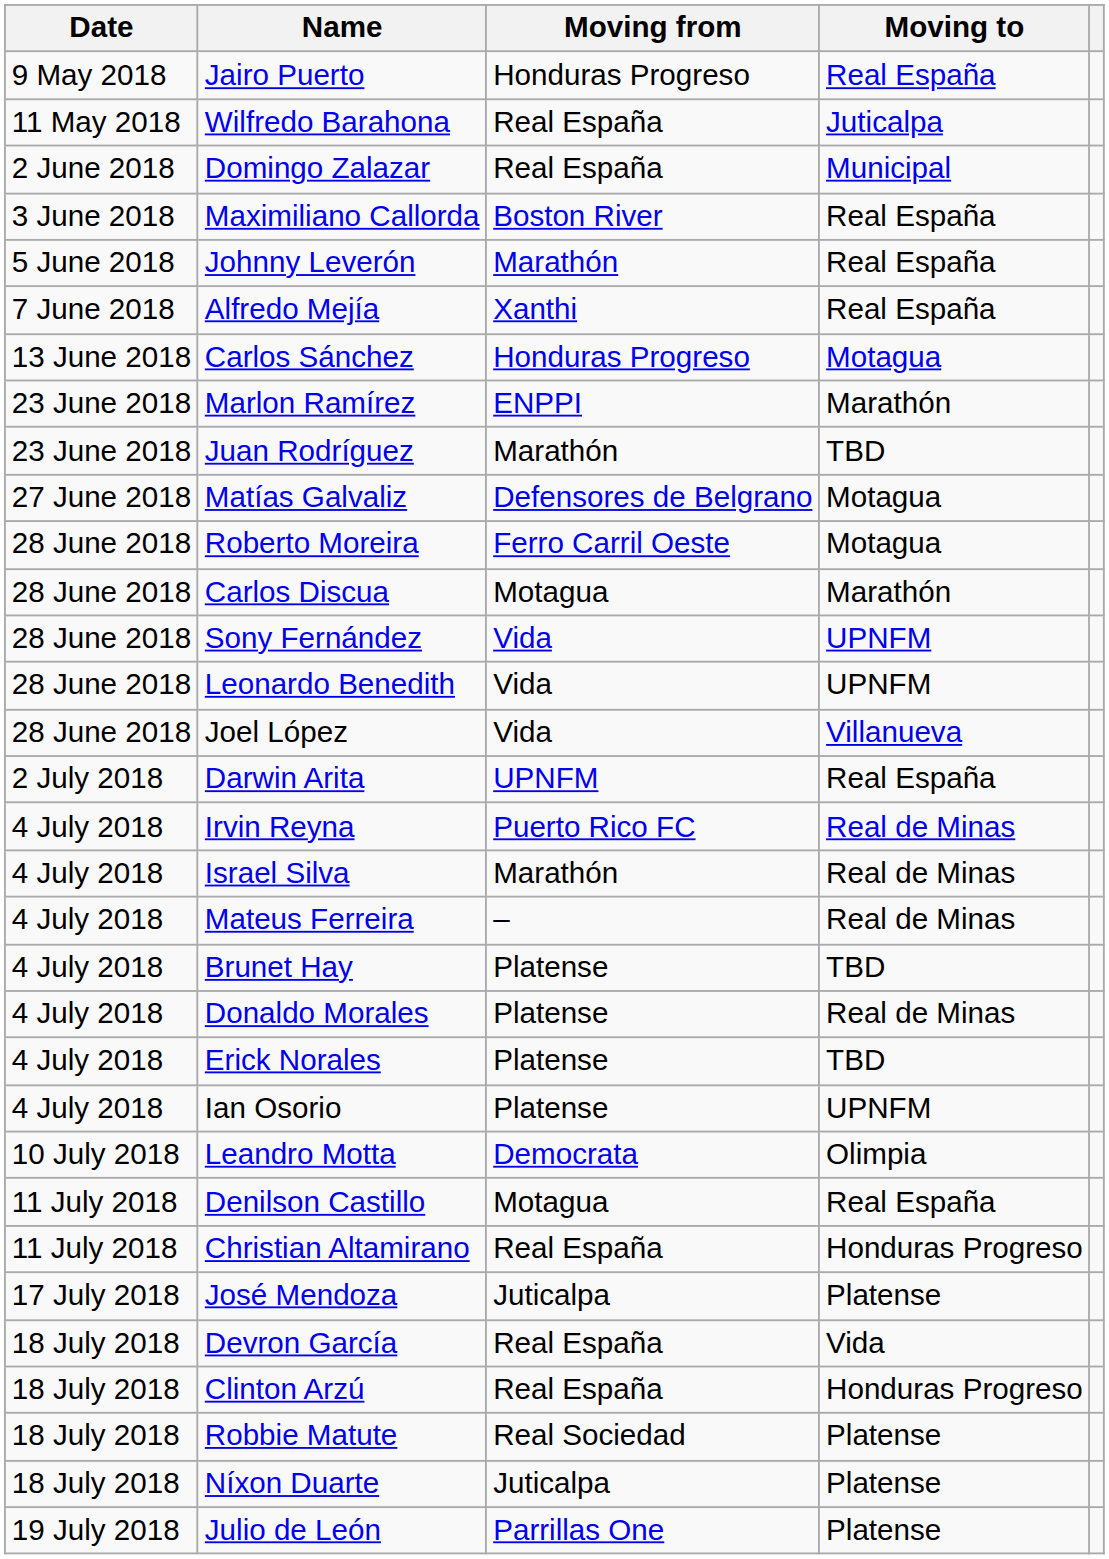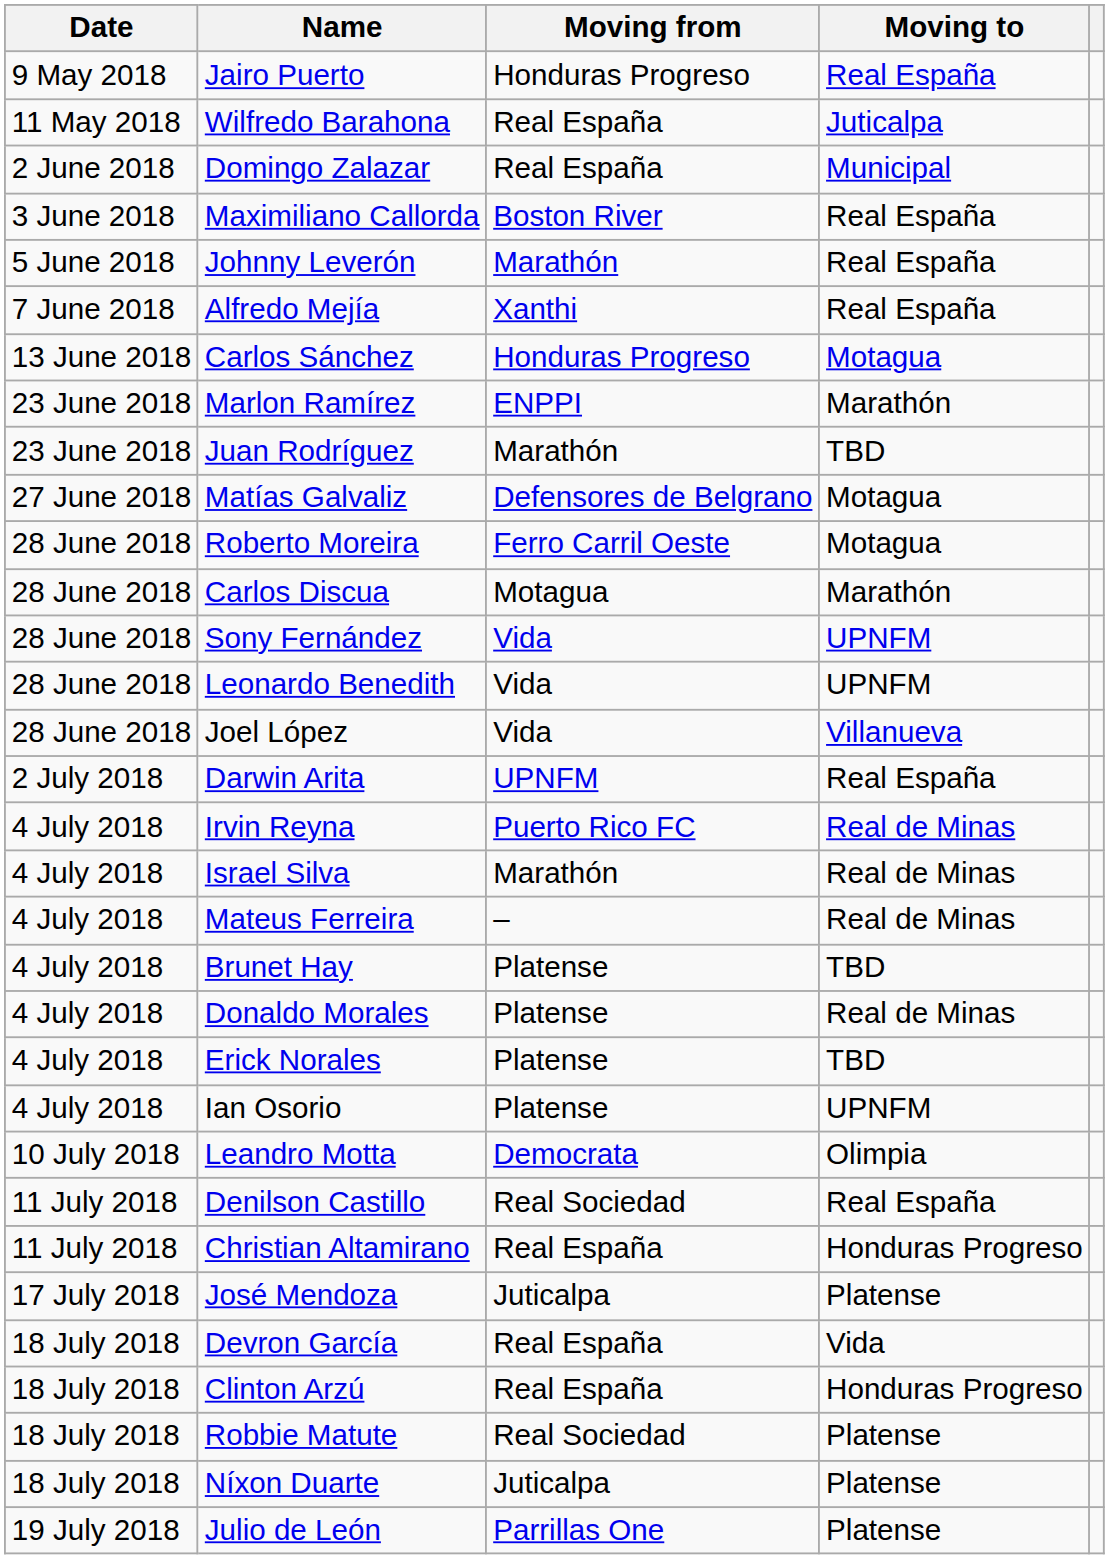(551, 1201) Motagua -> (589, 1201) Real Sociedad
